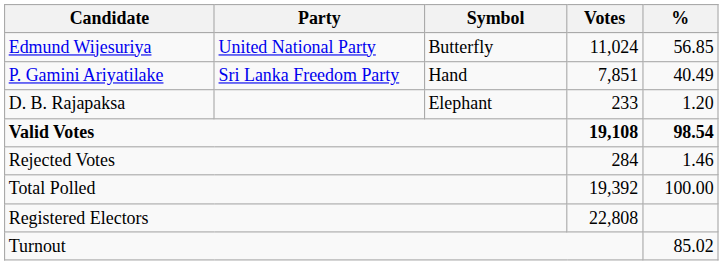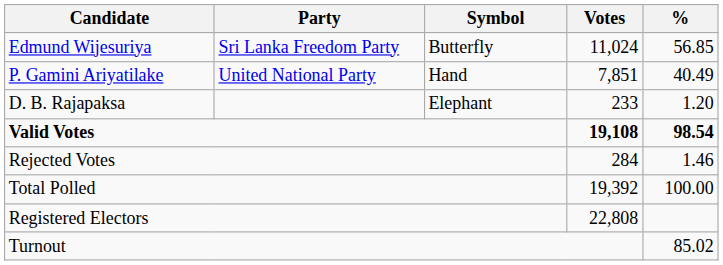(297, 47) United National Party -> (309, 47) Sri Lanka Freedom Party
(309, 75) Sri Lanka Freedom Party -> (297, 75) United National Party
